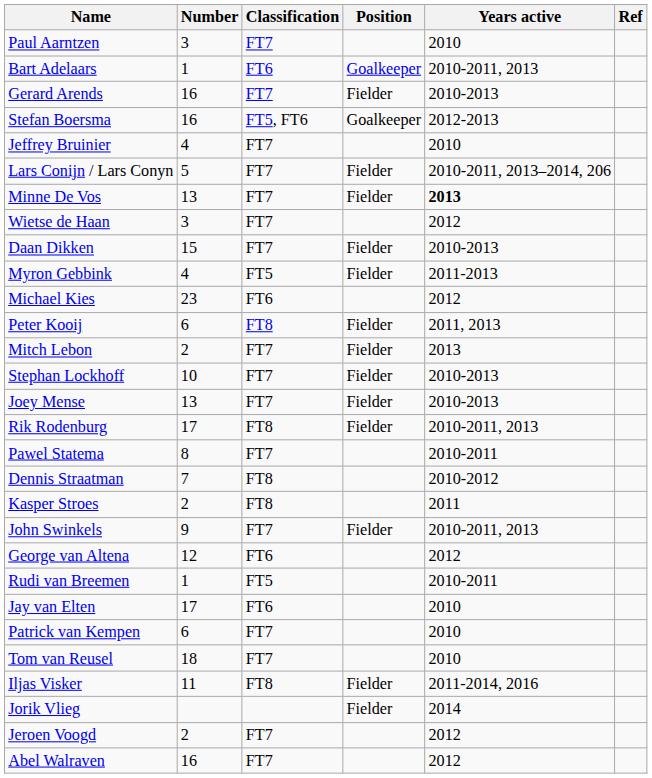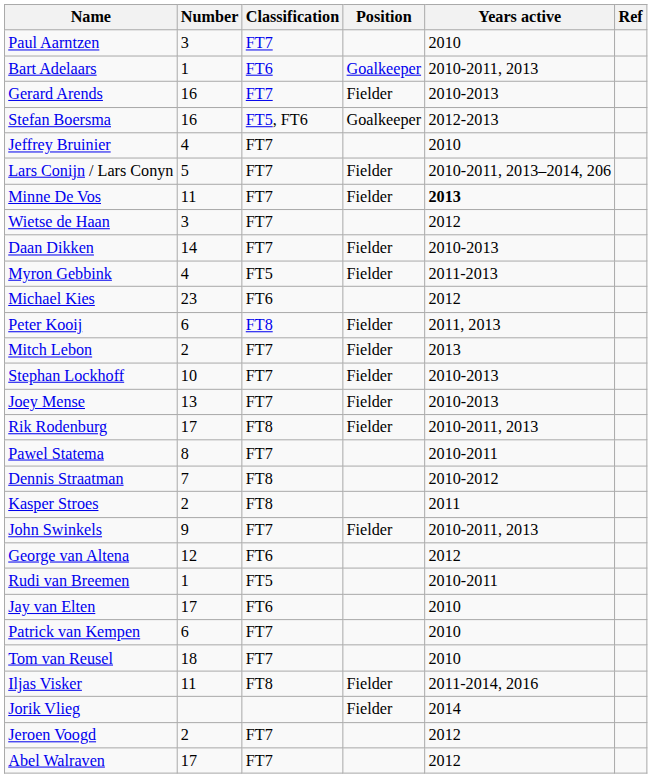(189, 196) 13 -> (189, 196) 11
(189, 247) 15 -> (189, 247) 14
(189, 760) 16 -> (189, 760) 17
